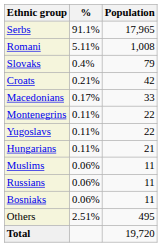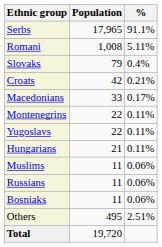columns swapped: (130, 13) <-> (86, 13)
